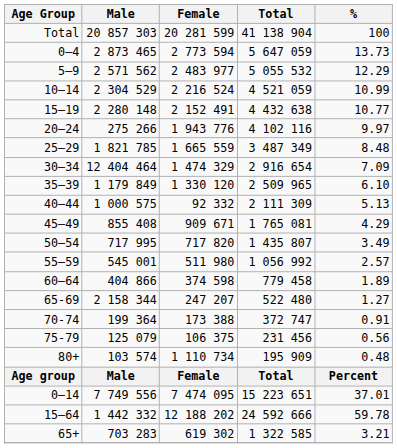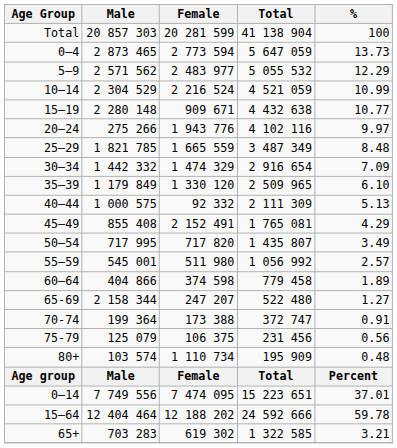(203, 109) 2 152 491 -> (210, 109) 909 671
(122, 167) 12 404 464 -> (125, 167) 1 442 332
(210, 224) 909 671 -> (203, 224) 2 152 491
(125, 414) 1 442 332 -> (122, 414) 12 404 464
